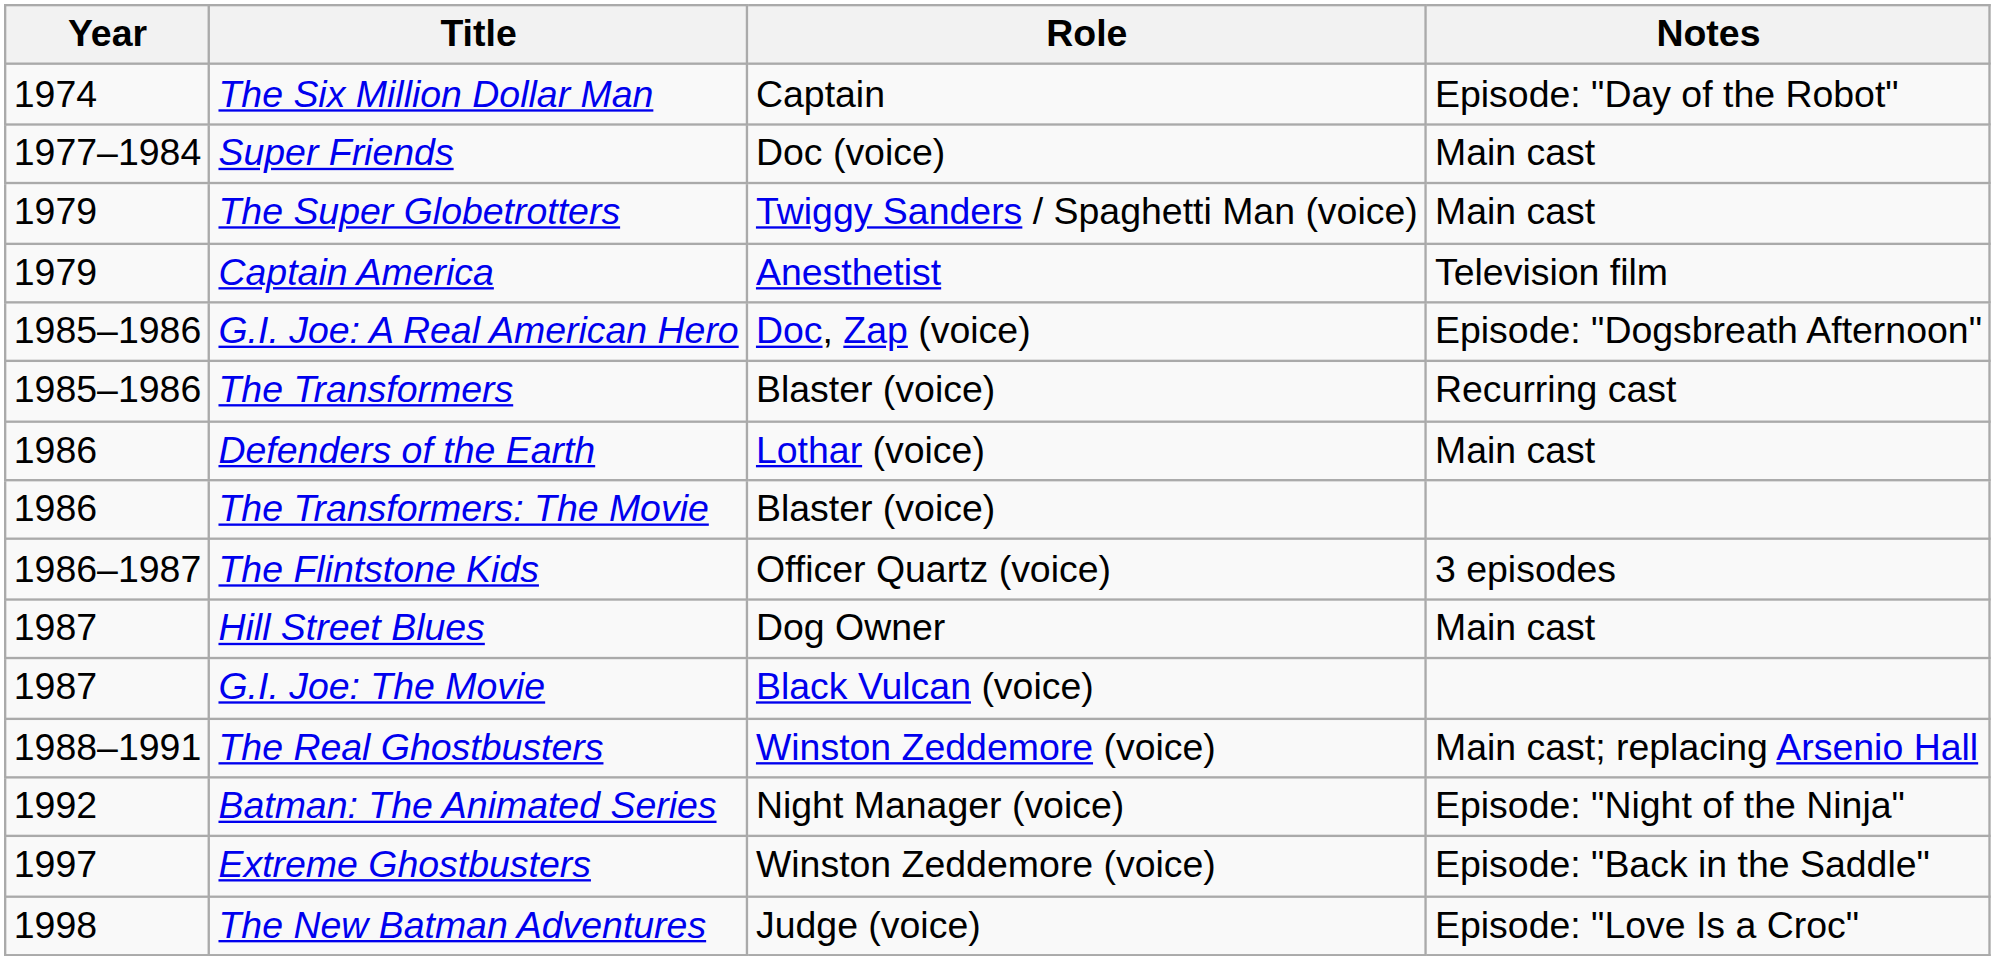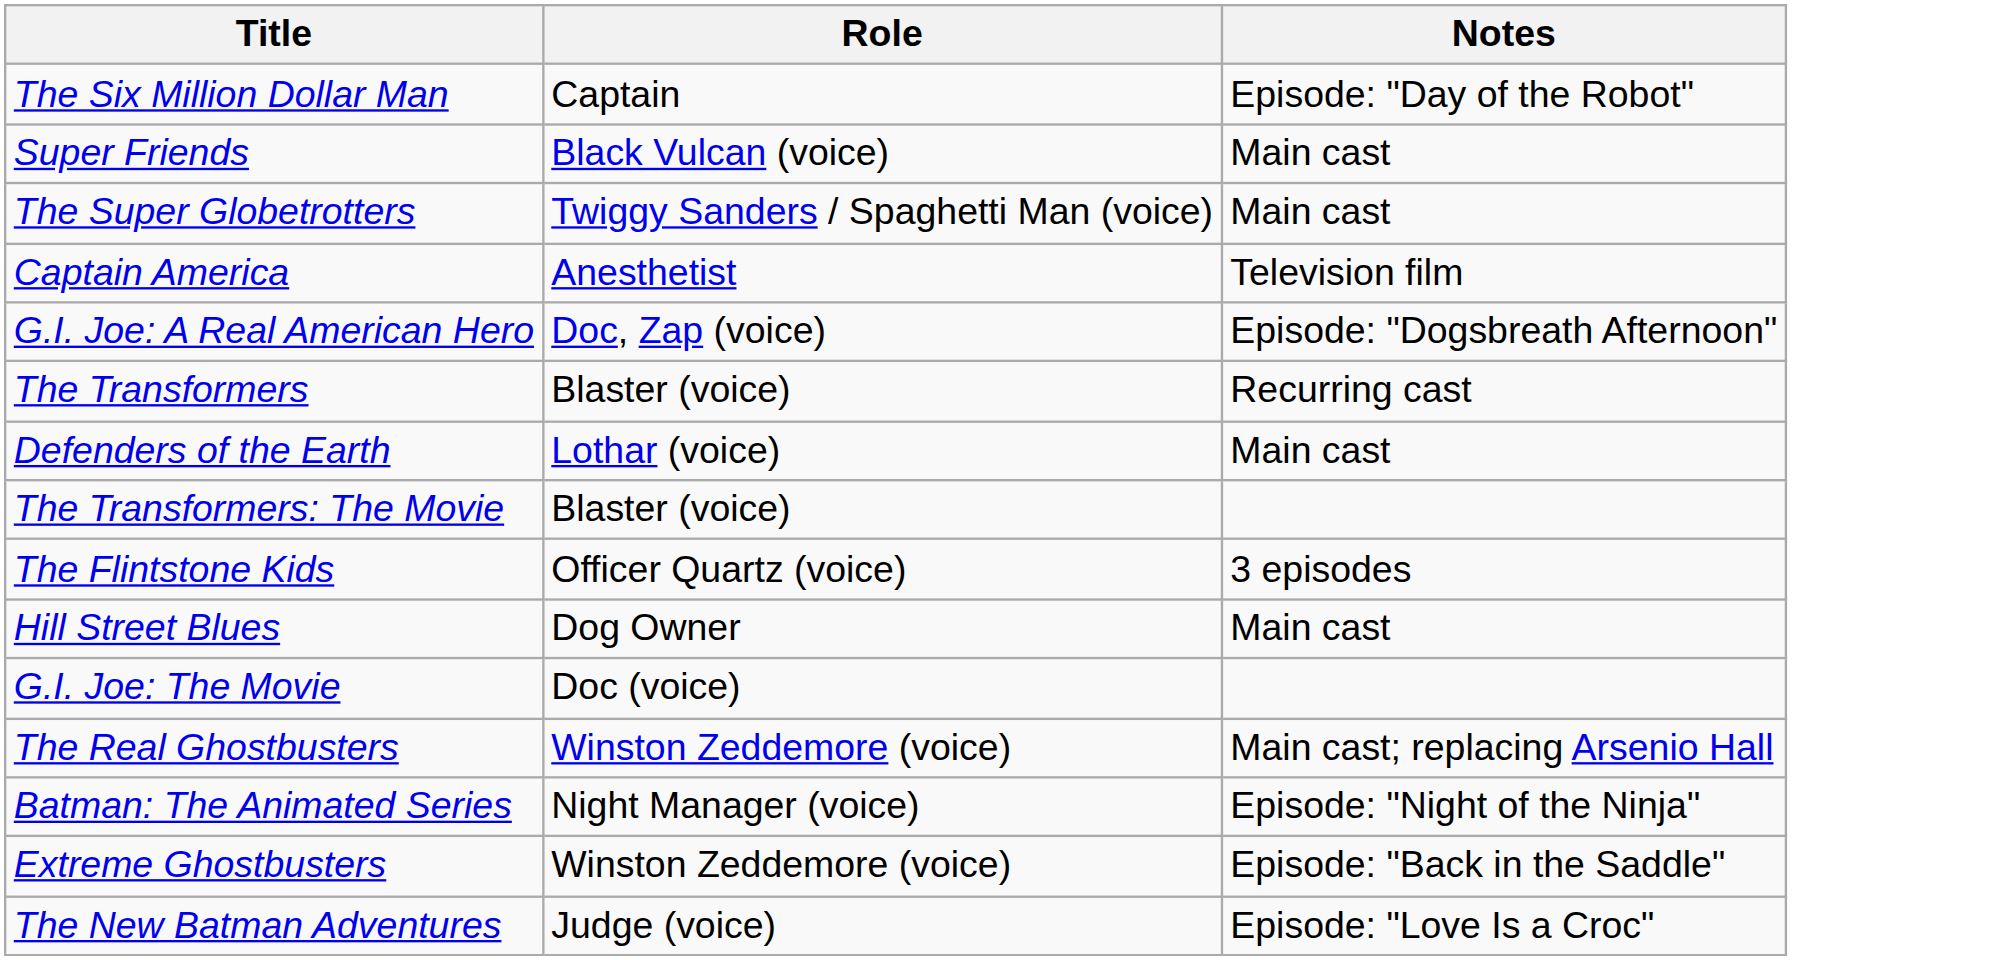- column: (108, 34)
(851, 152) Doc (voice) -> (720, 152) Black Vulcan (voice)
(925, 687) Black Vulcan (voice) -> (646, 687) Doc (voice)
